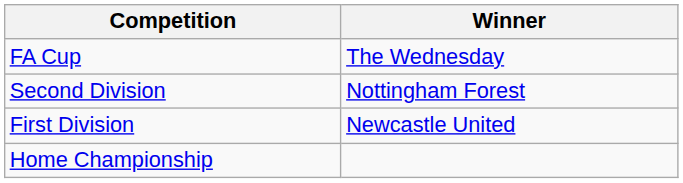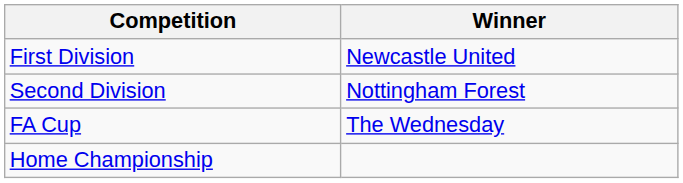rows swapped: (72, 125) <-> (45, 56)
